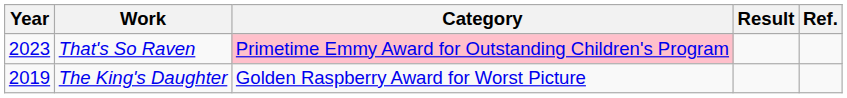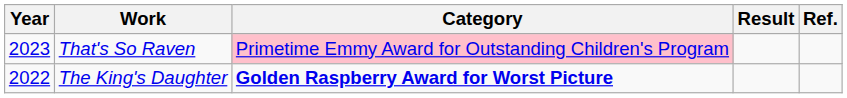(30, 78) 2019 -> (30, 78) 2022
(411, 78) normal -> (424, 78) bold
